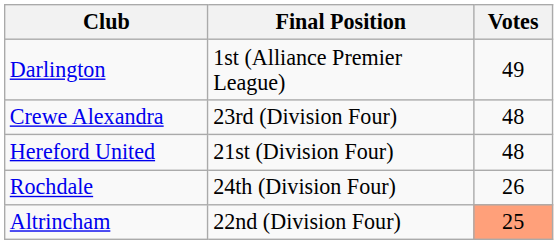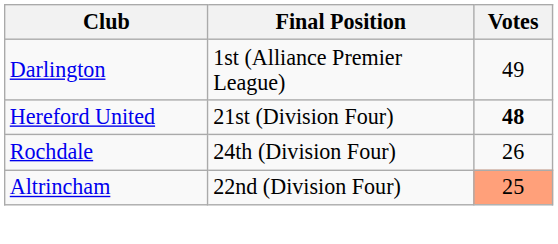- row: (87, 116)
(513, 151) normal -> (513, 116) bold
